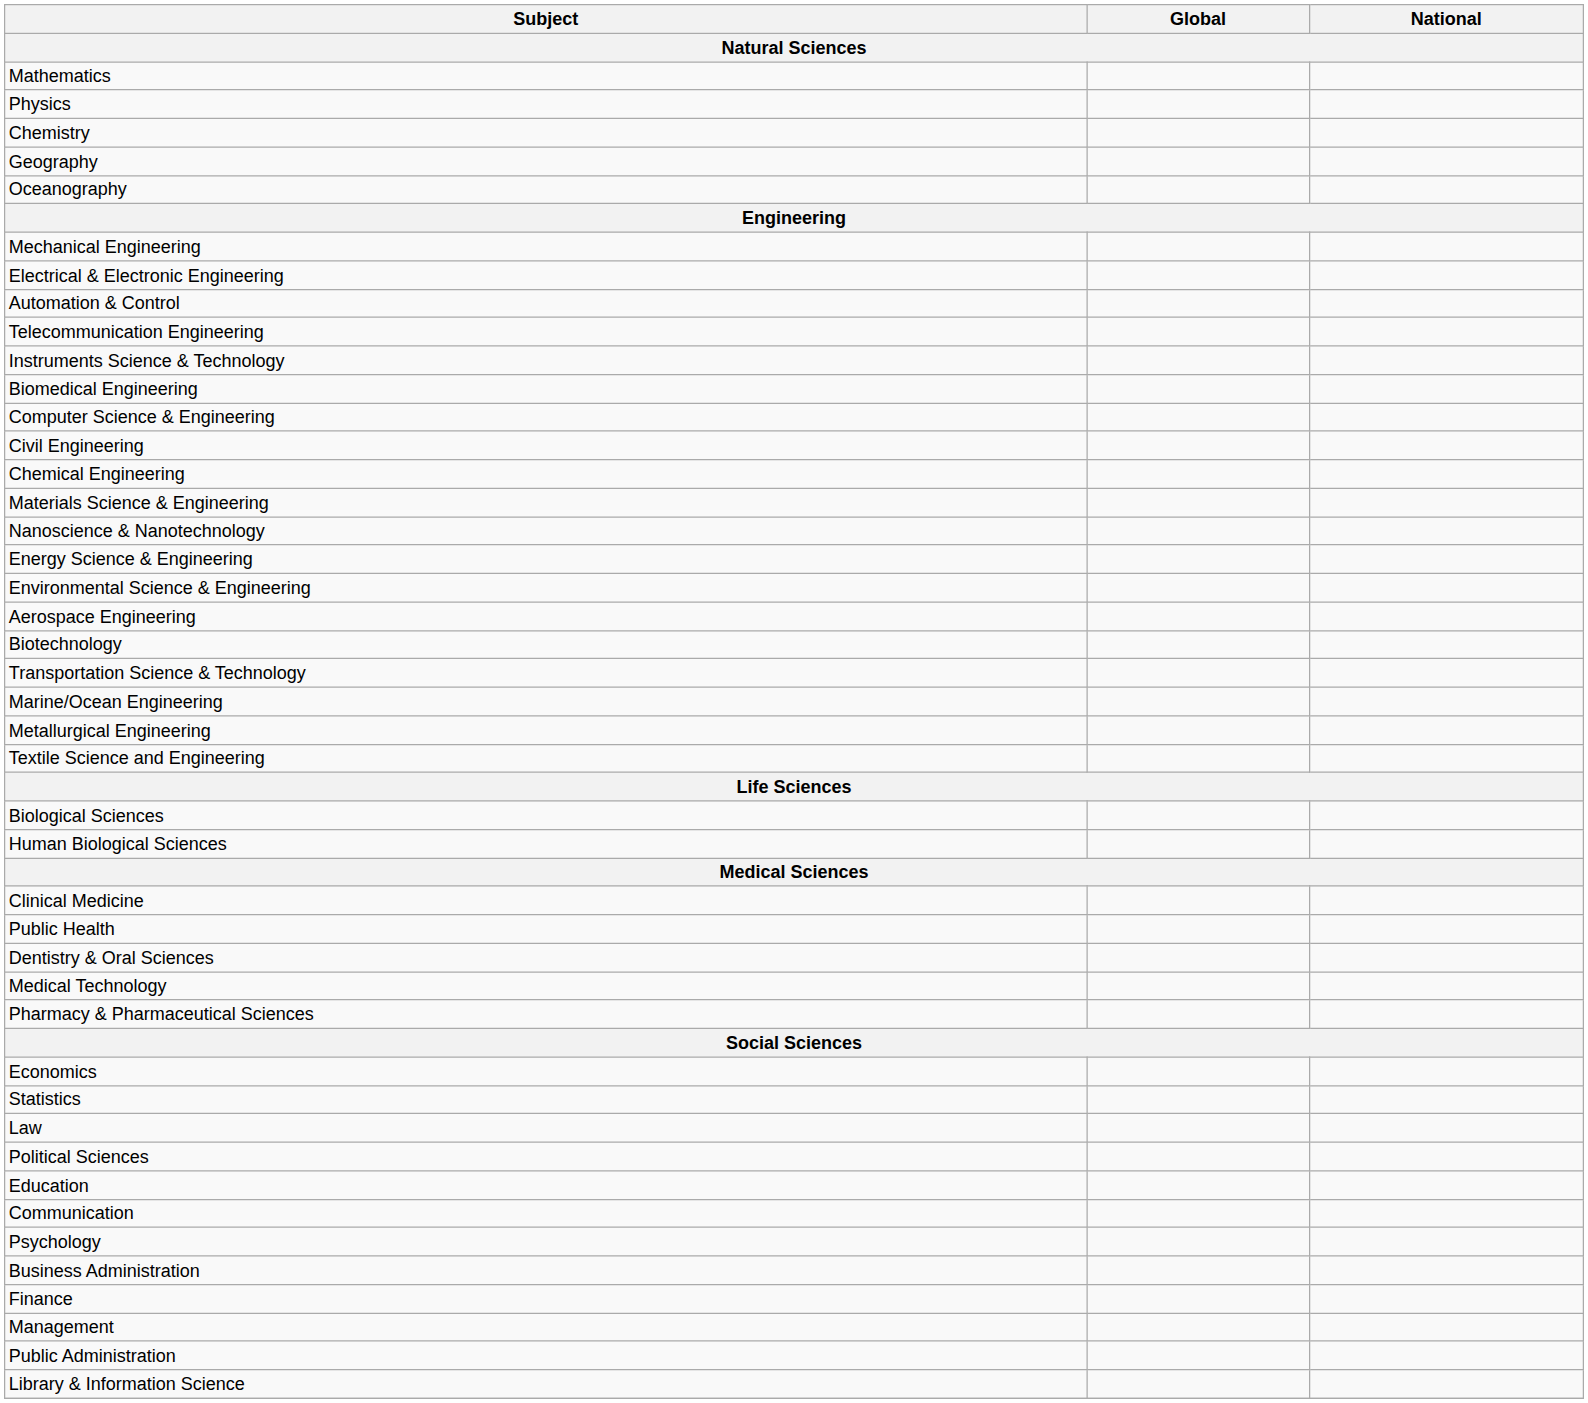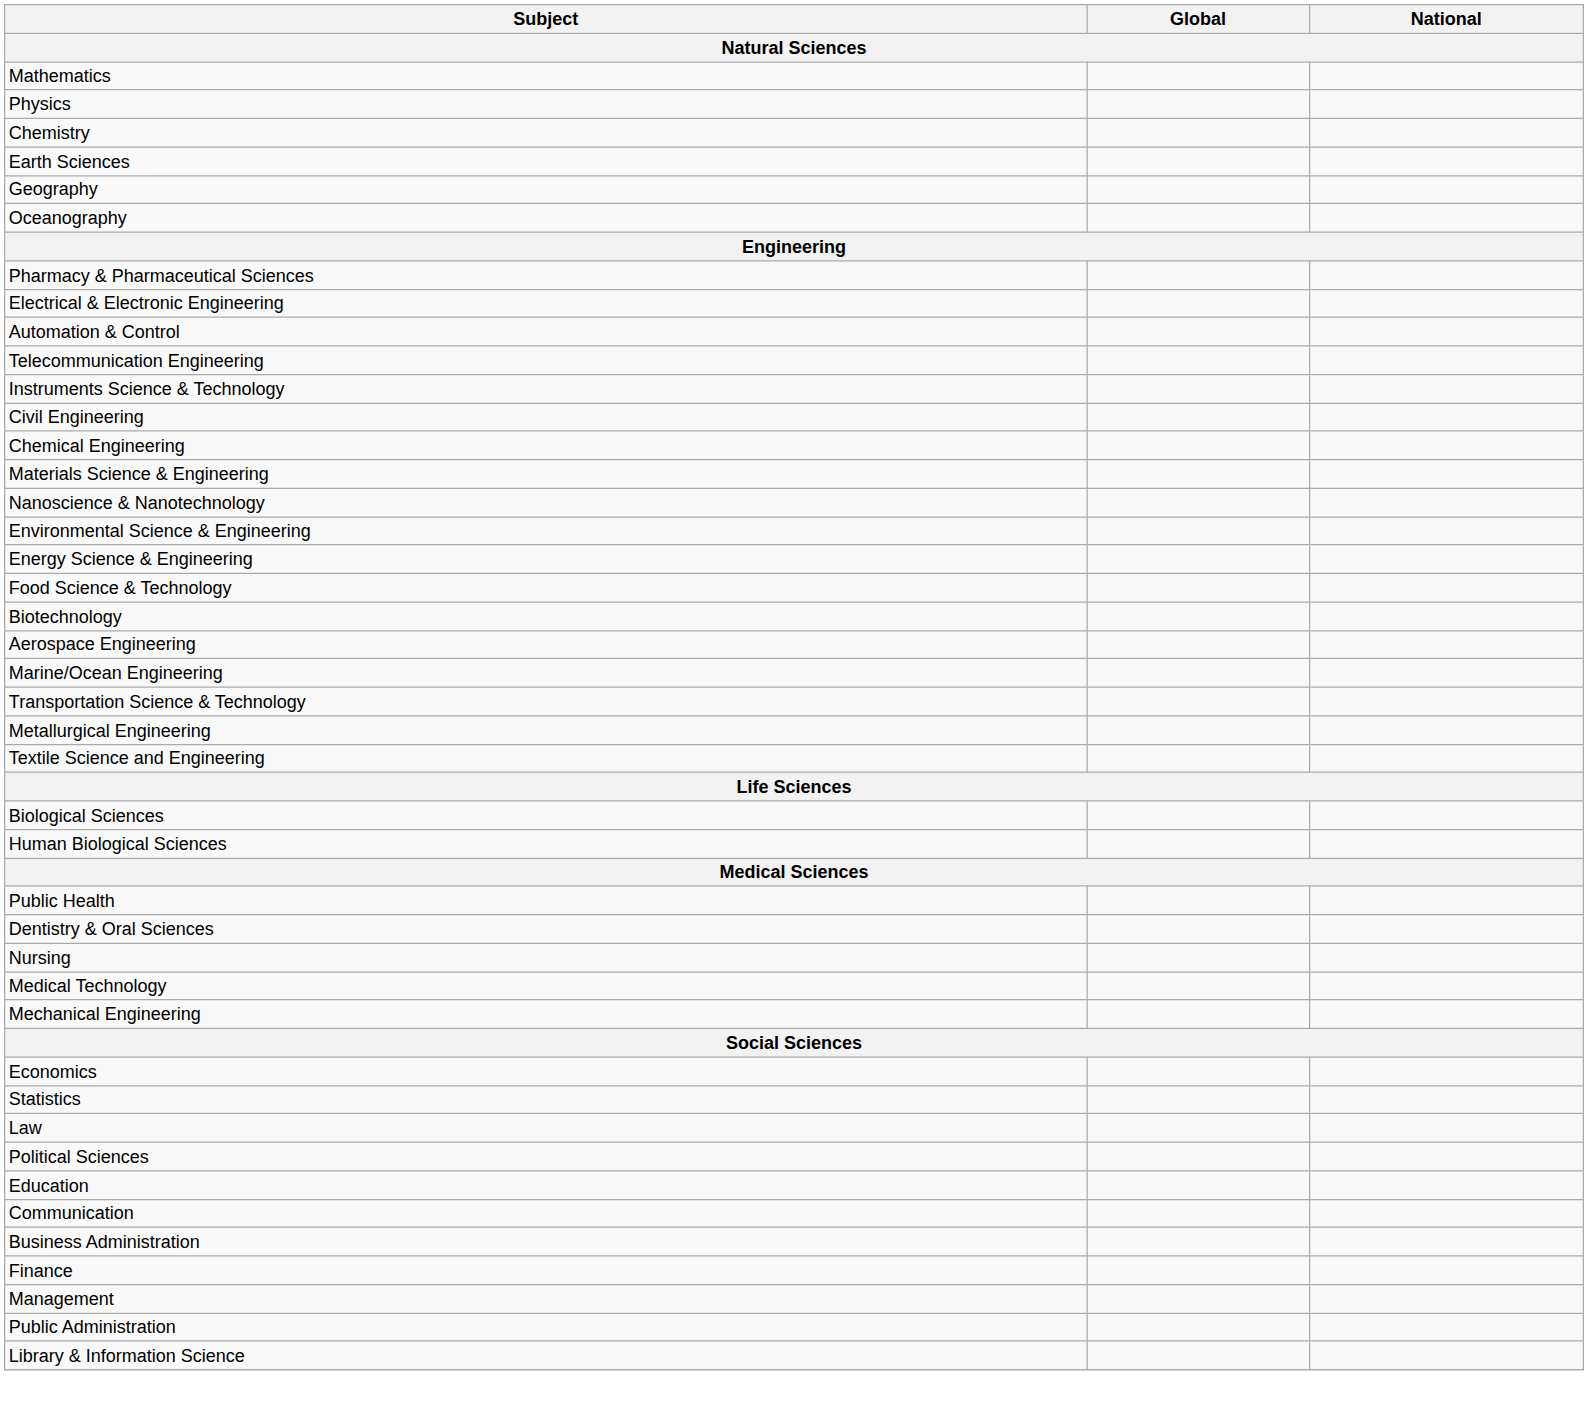+ row: (69, 161)
rows swapped: (105, 247) <-> (161, 1015)
- row: (103, 389)
- row: (142, 417)
rows swapped: (131, 560) <-> (160, 588)
+ row: (120, 588)
rows swapped: (65, 645) <-> (102, 616)
rows swapped: (116, 702) <-> (157, 673)
- row: (76, 901)
+ row: (40, 958)
- row: (55, 1242)
